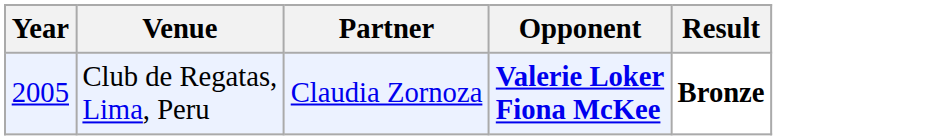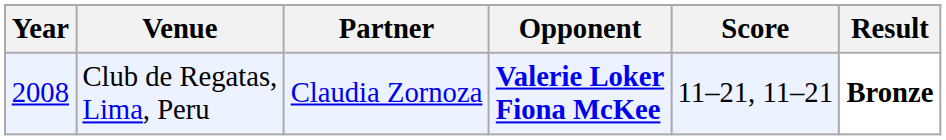+ column: (755, 28)
(40, 92) 2005 -> (40, 92) 2008
